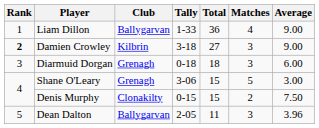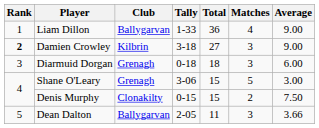(293, 115) 3.96 -> (293, 115) 3.66
